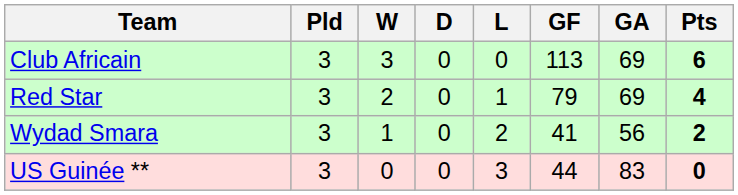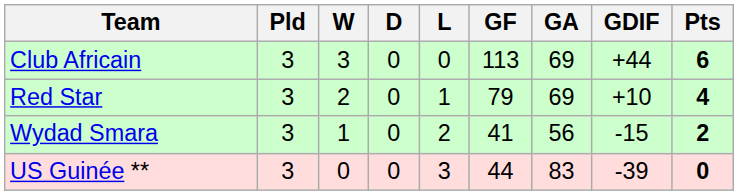+ column: (632, 23)
